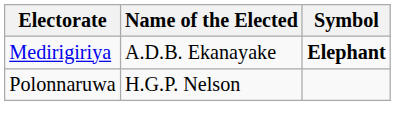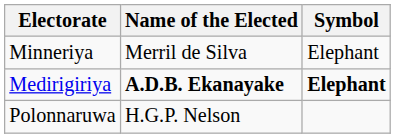+ row: (51, 52)
(201, 52) normal -> (204, 84) bold
